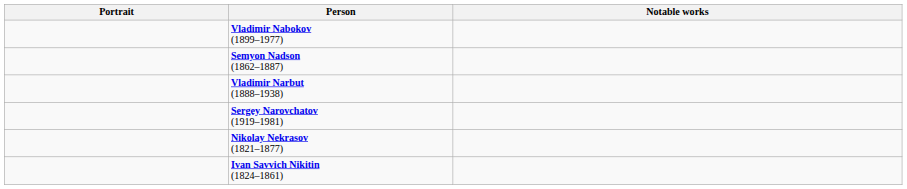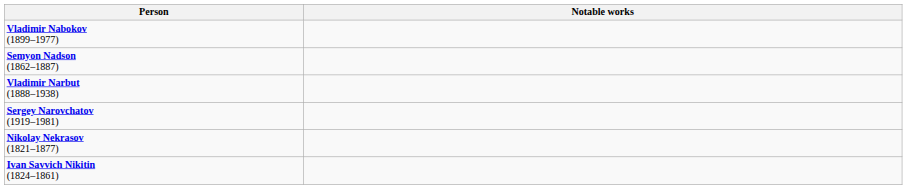- column: (116, 12)
